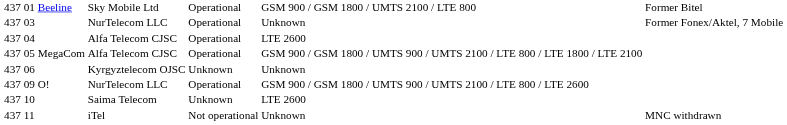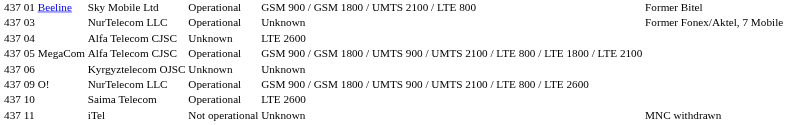(215, 38) Operational -> (210, 38) Unknown
(210, 99) Unknown -> (215, 99) Operational
